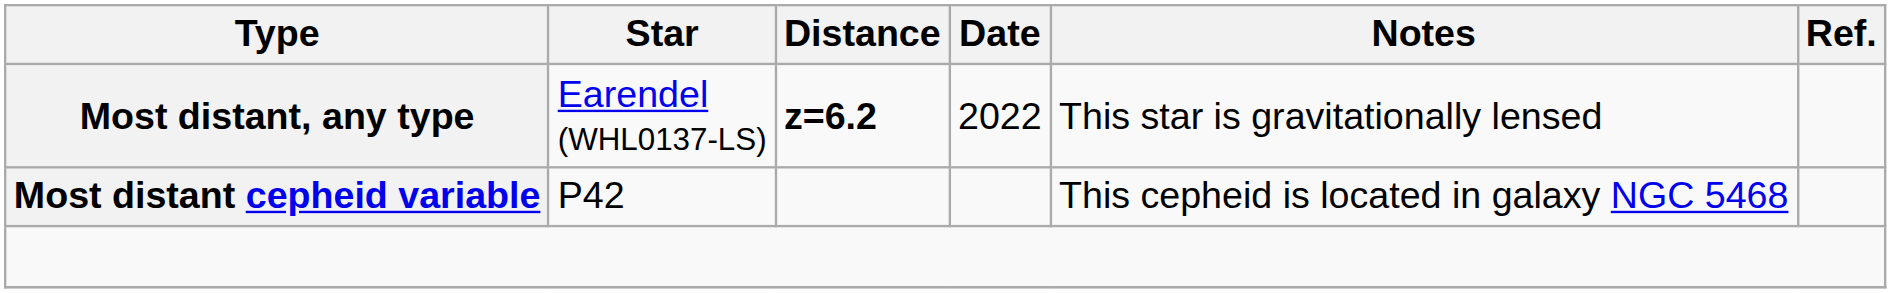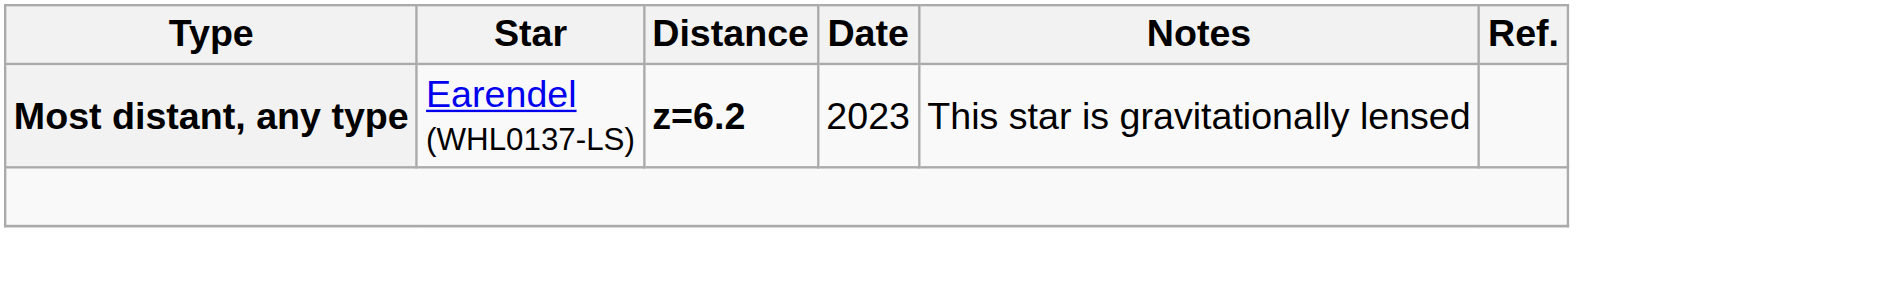(1000, 115) 2022 -> (868, 115) 2023
- row: (277, 195)
